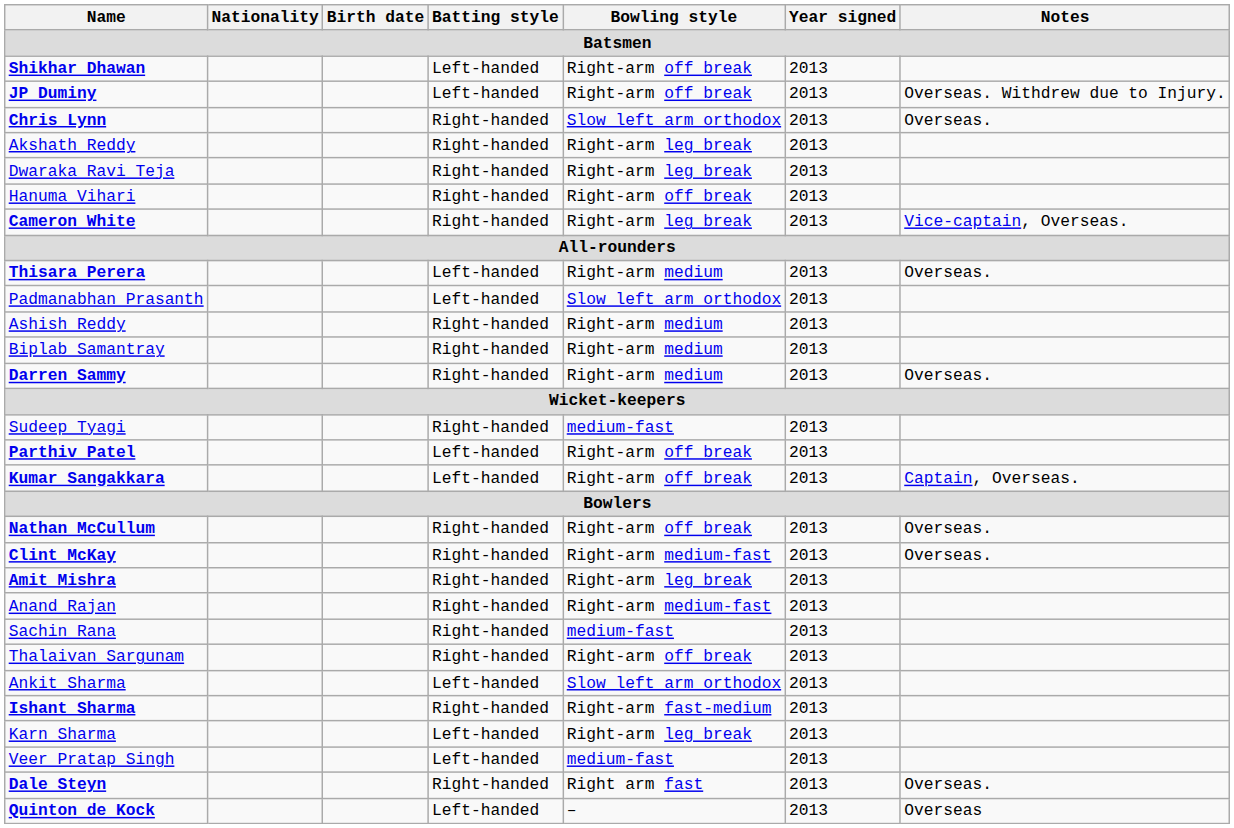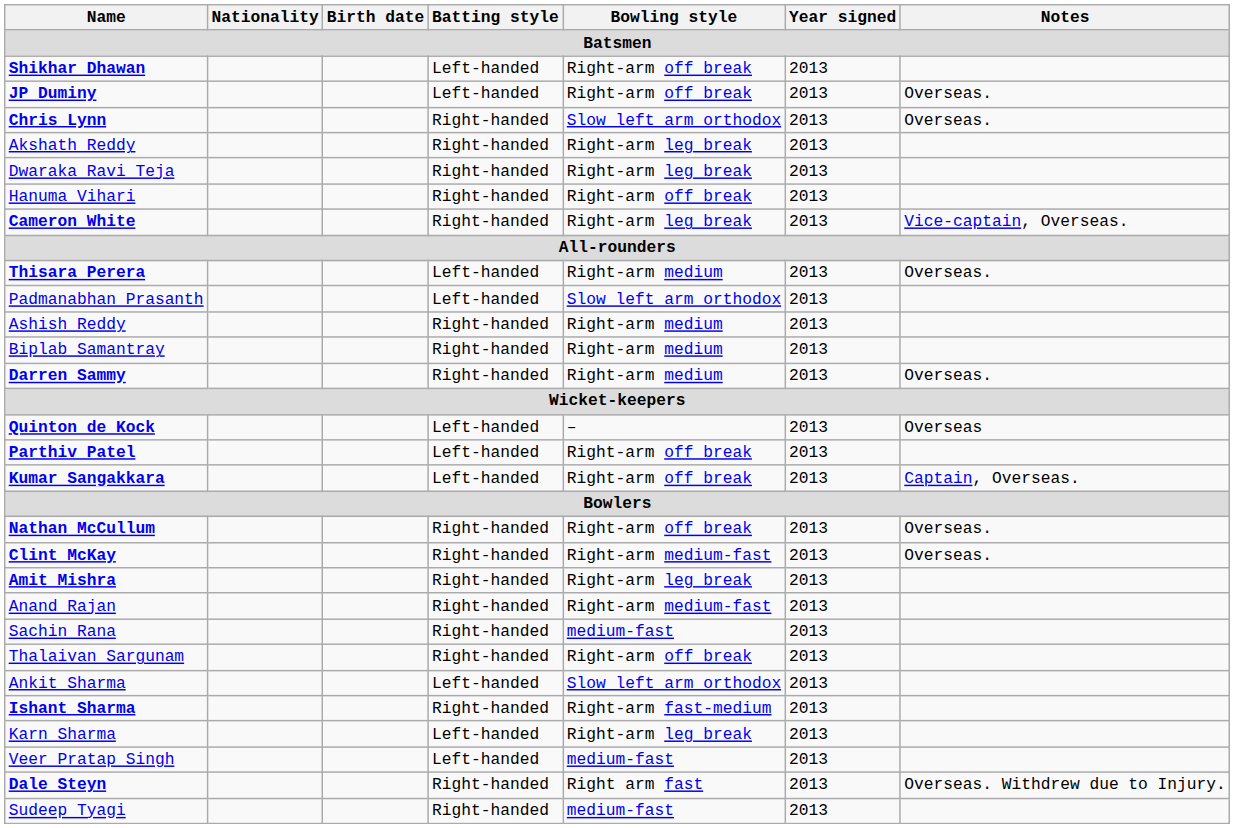(1065, 94) Overseas. Withdrew due to Injury. -> (948, 94) Overseas.
rows swapped: (82, 811) <-> (67, 427)
(948, 785) Overseas. -> (1065, 785) Overseas. Withdrew due to Injury.
